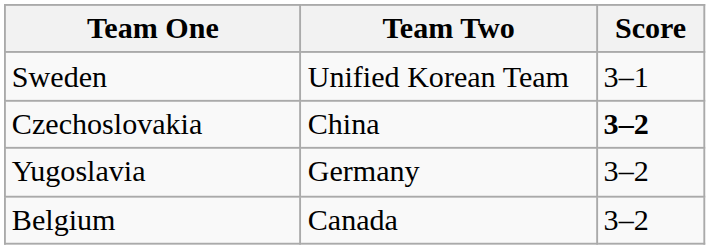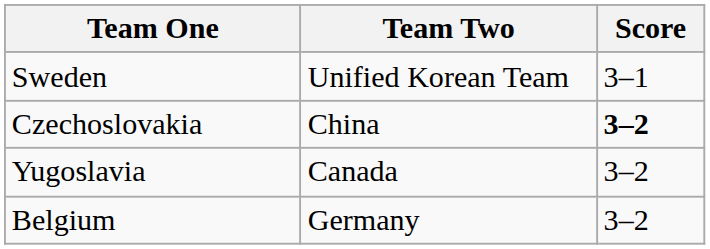(364, 171) Germany -> (353, 171) Canada
(353, 219) Canada -> (364, 219) Germany
